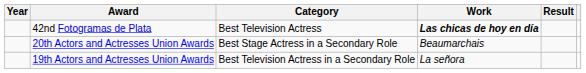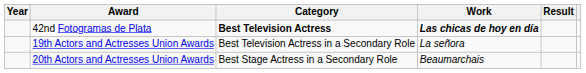(270, 28) normal -> (275, 28) bold
rows swapped: (123, 60) <-> (123, 44)
